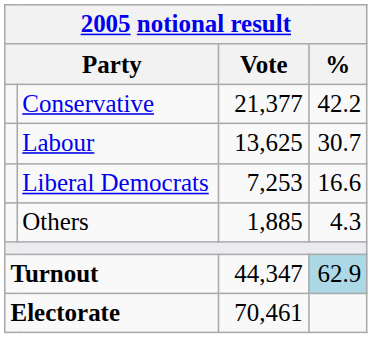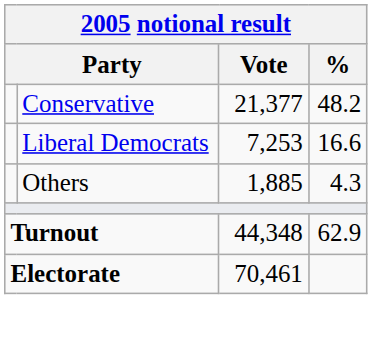(339, 103) 42.2 -> (339, 103) 48.2
- row: (58, 143)
(269, 273) 44,347 -> (269, 233) 44,348
(339, 273) lightblue background -> (339, 233) no background
